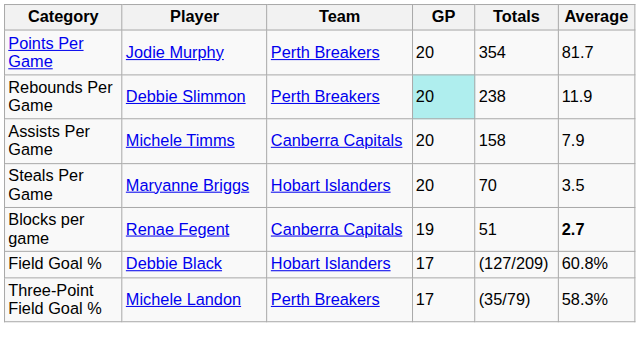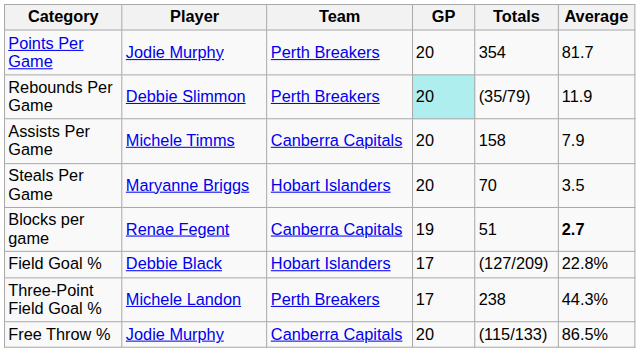(492, 96) 238 -> (505, 96) (35/79)
(585, 264) 60.8% -> (585, 264) 22.8%
(505, 299) (35/79) -> (492, 299) 238
(585, 299) 58.3% -> (585, 299) 44.3%
+ row: (59, 334)
